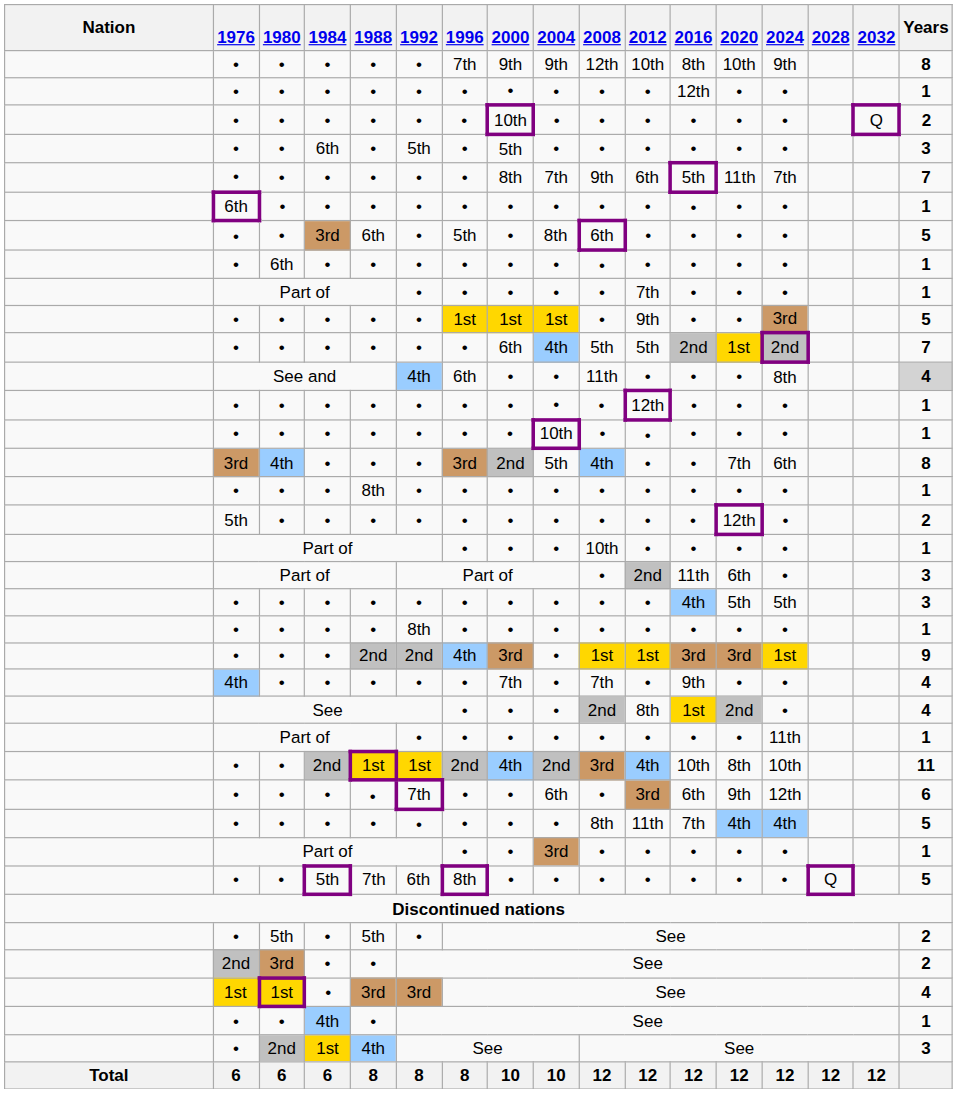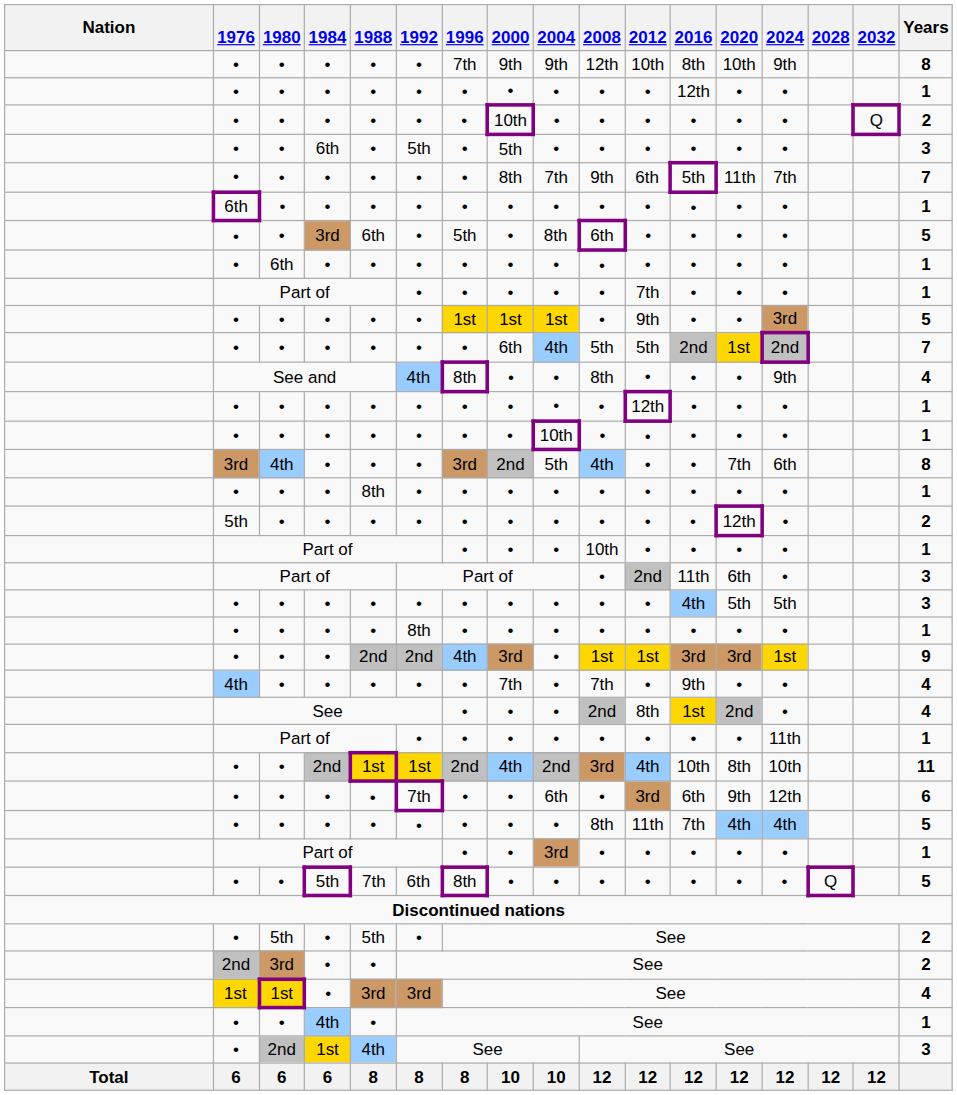(465, 377) 6th -> (465, 377) 8th
(602, 377) 11th -> (602, 377) 8th
(785, 377) 8th -> (785, 378) 9th
(926, 377) lightgrey background -> (926, 377) no background
